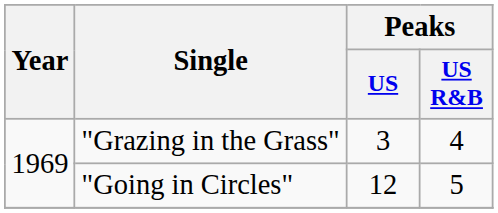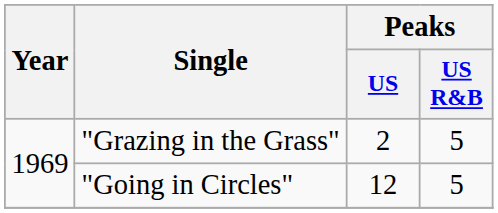(383, 140) 3 -> (383, 140) 2
(457, 140) 4 -> (457, 140) 5
